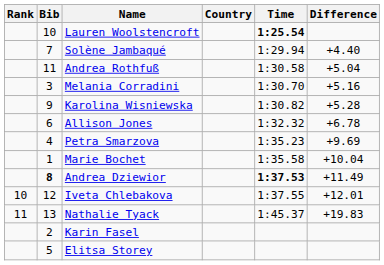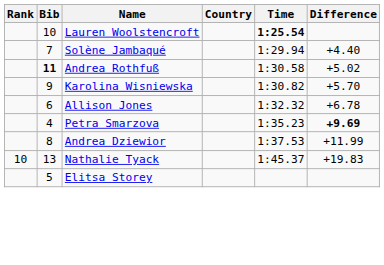(49, 68) normal -> (49, 68) bold
(343, 68) +5.04 -> (343, 68) +5.02
- row: (122, 86)
(343, 105) +5.28 -> (343, 86) +5.70
(343, 141) normal -> (343, 123) bold
- row: (105, 159)
(49, 178) bold -> (49, 141) normal
(281, 178) bold -> (281, 141) normal
(343, 178) +11.49 -> (343, 141) +11.99
- row: (119, 196)
(21, 214) 11 -> (21, 159) 10
- row: (102, 232)
